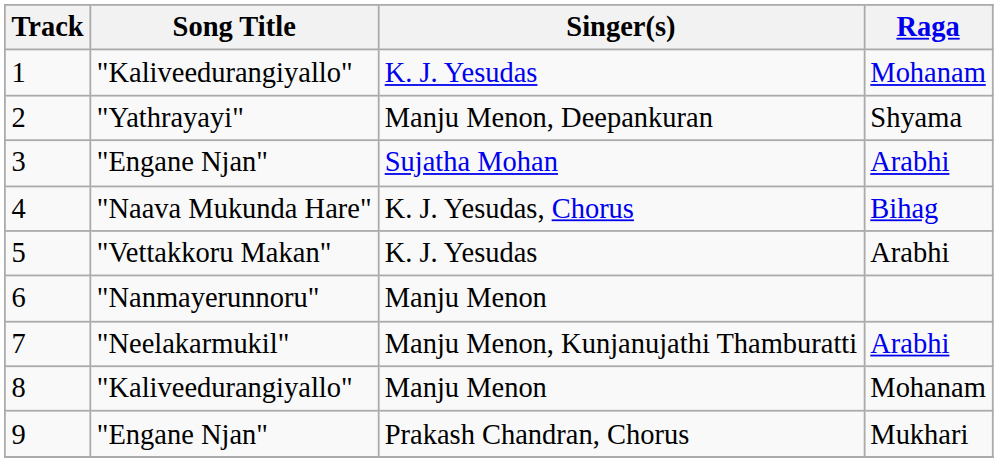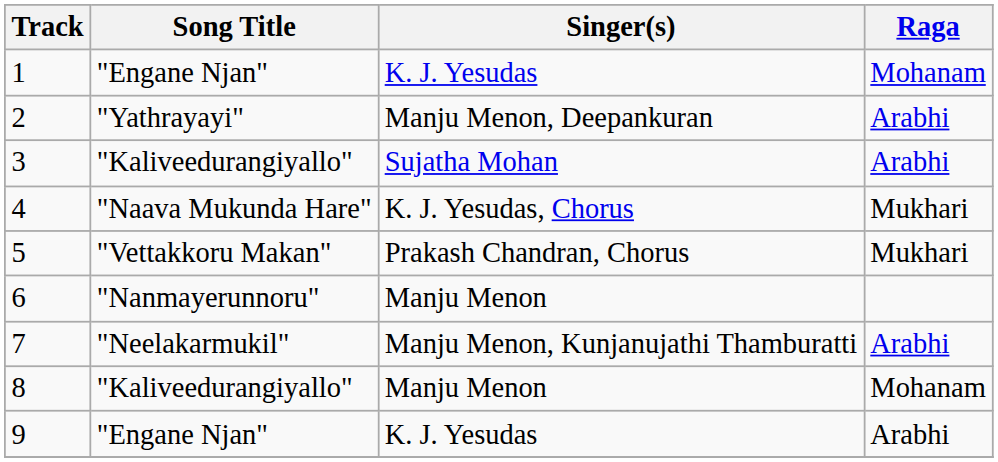(225, 72) "Kaliveedurangiyallo" -> (182, 72) "Engane Njan"
(916, 117) Shyama -> (910, 117) Arabhi
(182, 162) "Engane Njan" -> (225, 162) "Kaliveedurangiyallo"
(904, 207) Bihag -> (919, 207) Mukhari
(461, 252) K. J. Yesudas -> (537, 252) Prakash Chandran, Chorus
(910, 252) Arabhi -> (919, 252) Mukhari
(537, 433) Prakash Chandran, Chorus -> (461, 433) K. J. Yesudas
(919, 433) Mukhari -> (910, 433) Arabhi
